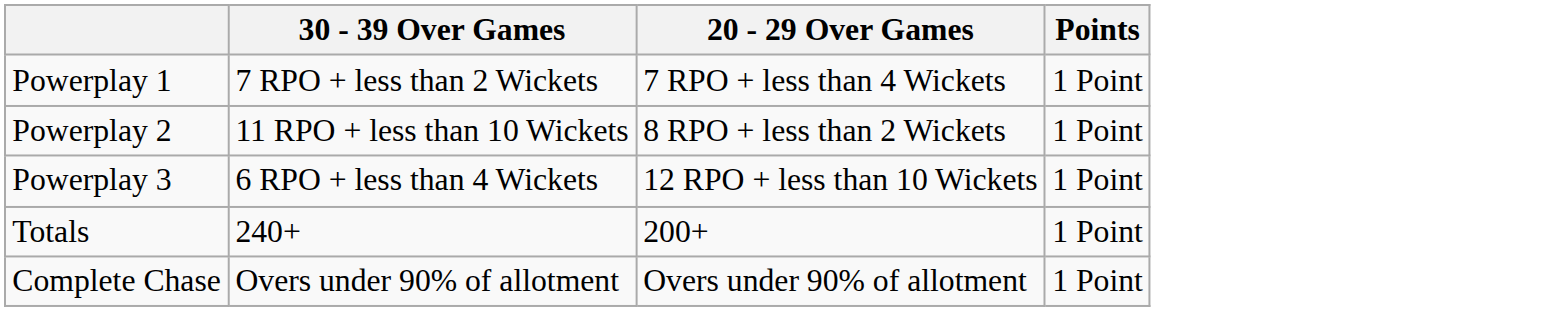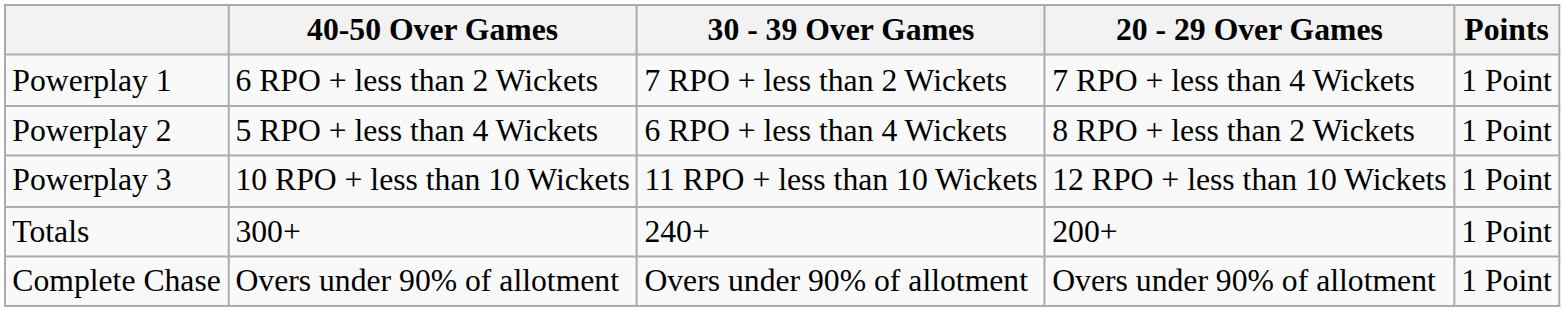+ column: (433, 29)
(432, 130) 11 RPO + less than 10 Wickets -> (826, 130) 6 RPO + less than 4 Wickets
(417, 180) 6 RPO + less than 4 Wickets -> (841, 180) 11 RPO + less than 10 Wickets
